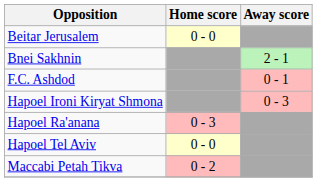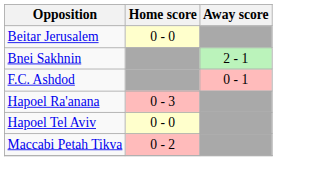- row: (85, 101)
